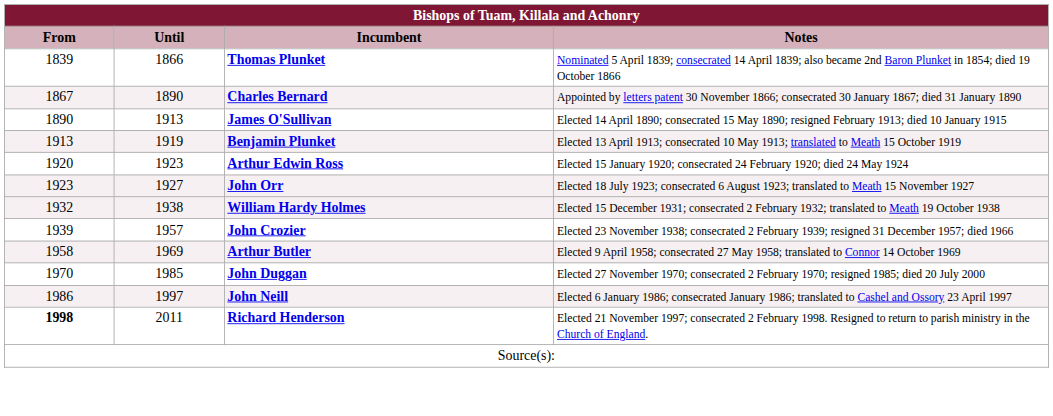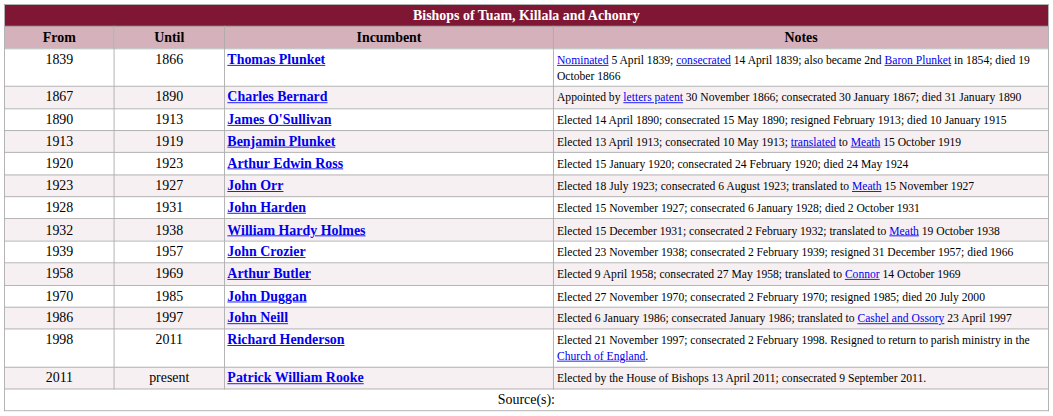+ row: (267, 207)
(59, 318) bold -> (59, 340) normal
+ row: (296, 378)
